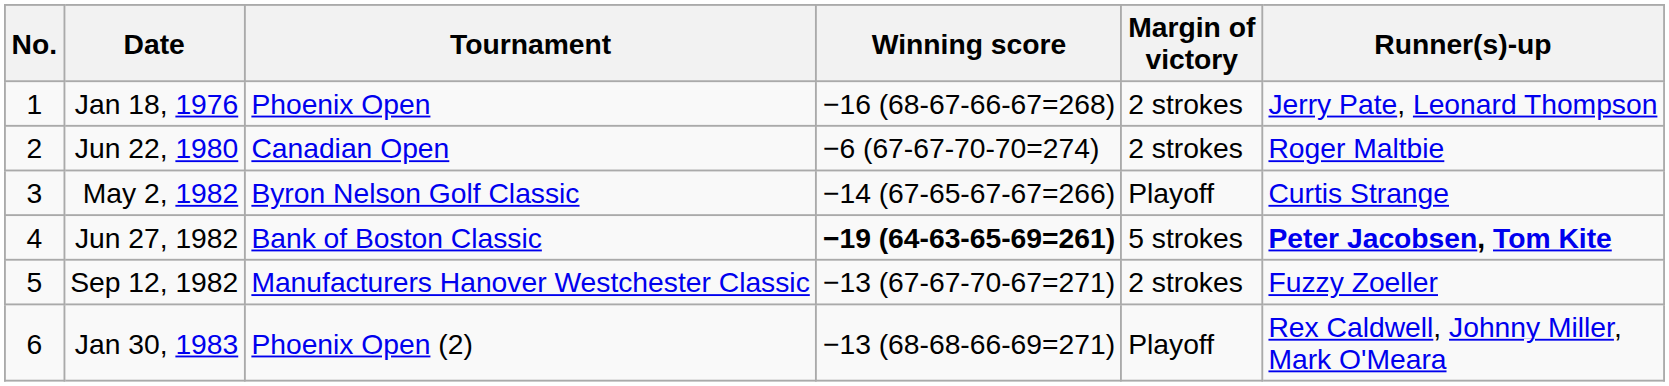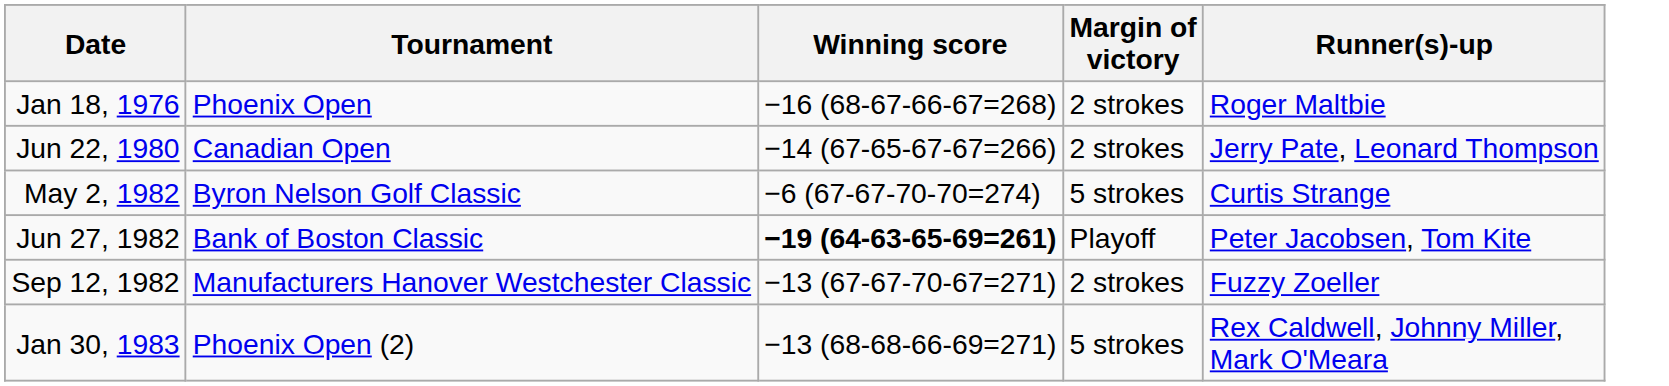- column: (34, 43)
(1463, 104) Jerry Pate, Leonard Thompson -> (1298, 104) Roger Maltbie
(961, 149) −6 (67-67-70-70=274) -> (910, 149) −14 (67-65-67-67=266)
(1356, 149) Roger Maltbie -> (1404, 149) Jerry Pate, Leonard Thompson
(969, 193) −14 (67-65-67-67=266) -> (902, 193) −6 (67-67-70-70=274)
(1171, 193) Playoff -> (1127, 193) 5 strokes
(1186, 238) 5 strokes -> (1112, 238) Playoff
(1440, 238) bold -> (1371, 238) normal
(1171, 343) Playoff -> (1127, 343) 5 strokes
